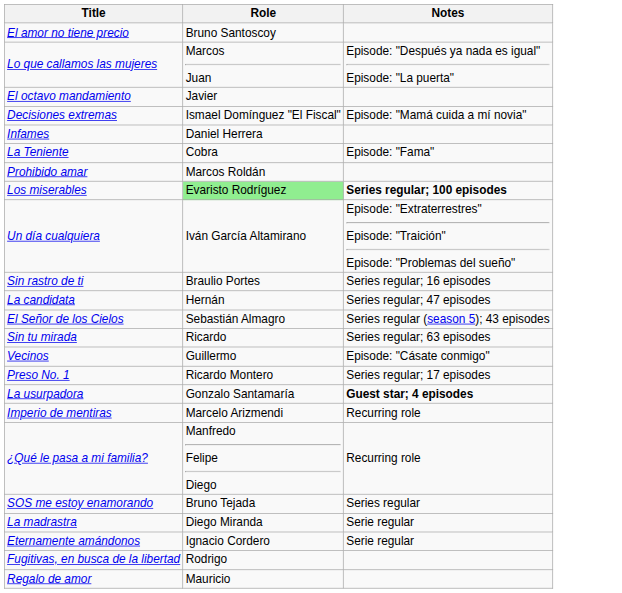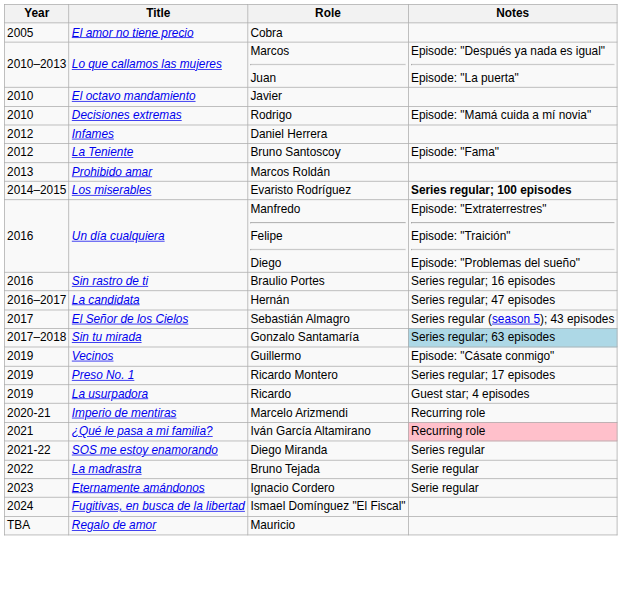+ column: (37, 13)
(231, 32) Bruno Santoscoy -> (267, 32) Cobra
(263, 115) Ismael Domínguez "El Fiscal" -> (271, 115) Rodrigo
(202, 153) Cobra -> (295, 153) Bruno Santoscoy
(236, 190) lightgreen background -> (301, 190) no background
(246, 236) Iván García Altamirano -> (328, 236) Manfredo Felipe Diego
(206, 337) Ricardo -> (305, 337) Gonzalo Santamaría
(418, 337) no background -> (483, 337) lightblue background
(240, 394) Gonzalo Santamaría -> (271, 394) Ricardo
(410, 394) bold -> (470, 394) normal
(263, 458) Manfredo Felipe Diego -> (311, 431) Iván García Altamirano
(383, 458) no background -> (448, 431) pink background
(220, 503) Bruno Tejada -> (289, 450) Diego Miranda
(224, 522) Diego Miranda -> (285, 469) Bruno Tejada
(206, 560) Rodrigo -> (328, 506) Ismael Domínguez "El Fiscal"
